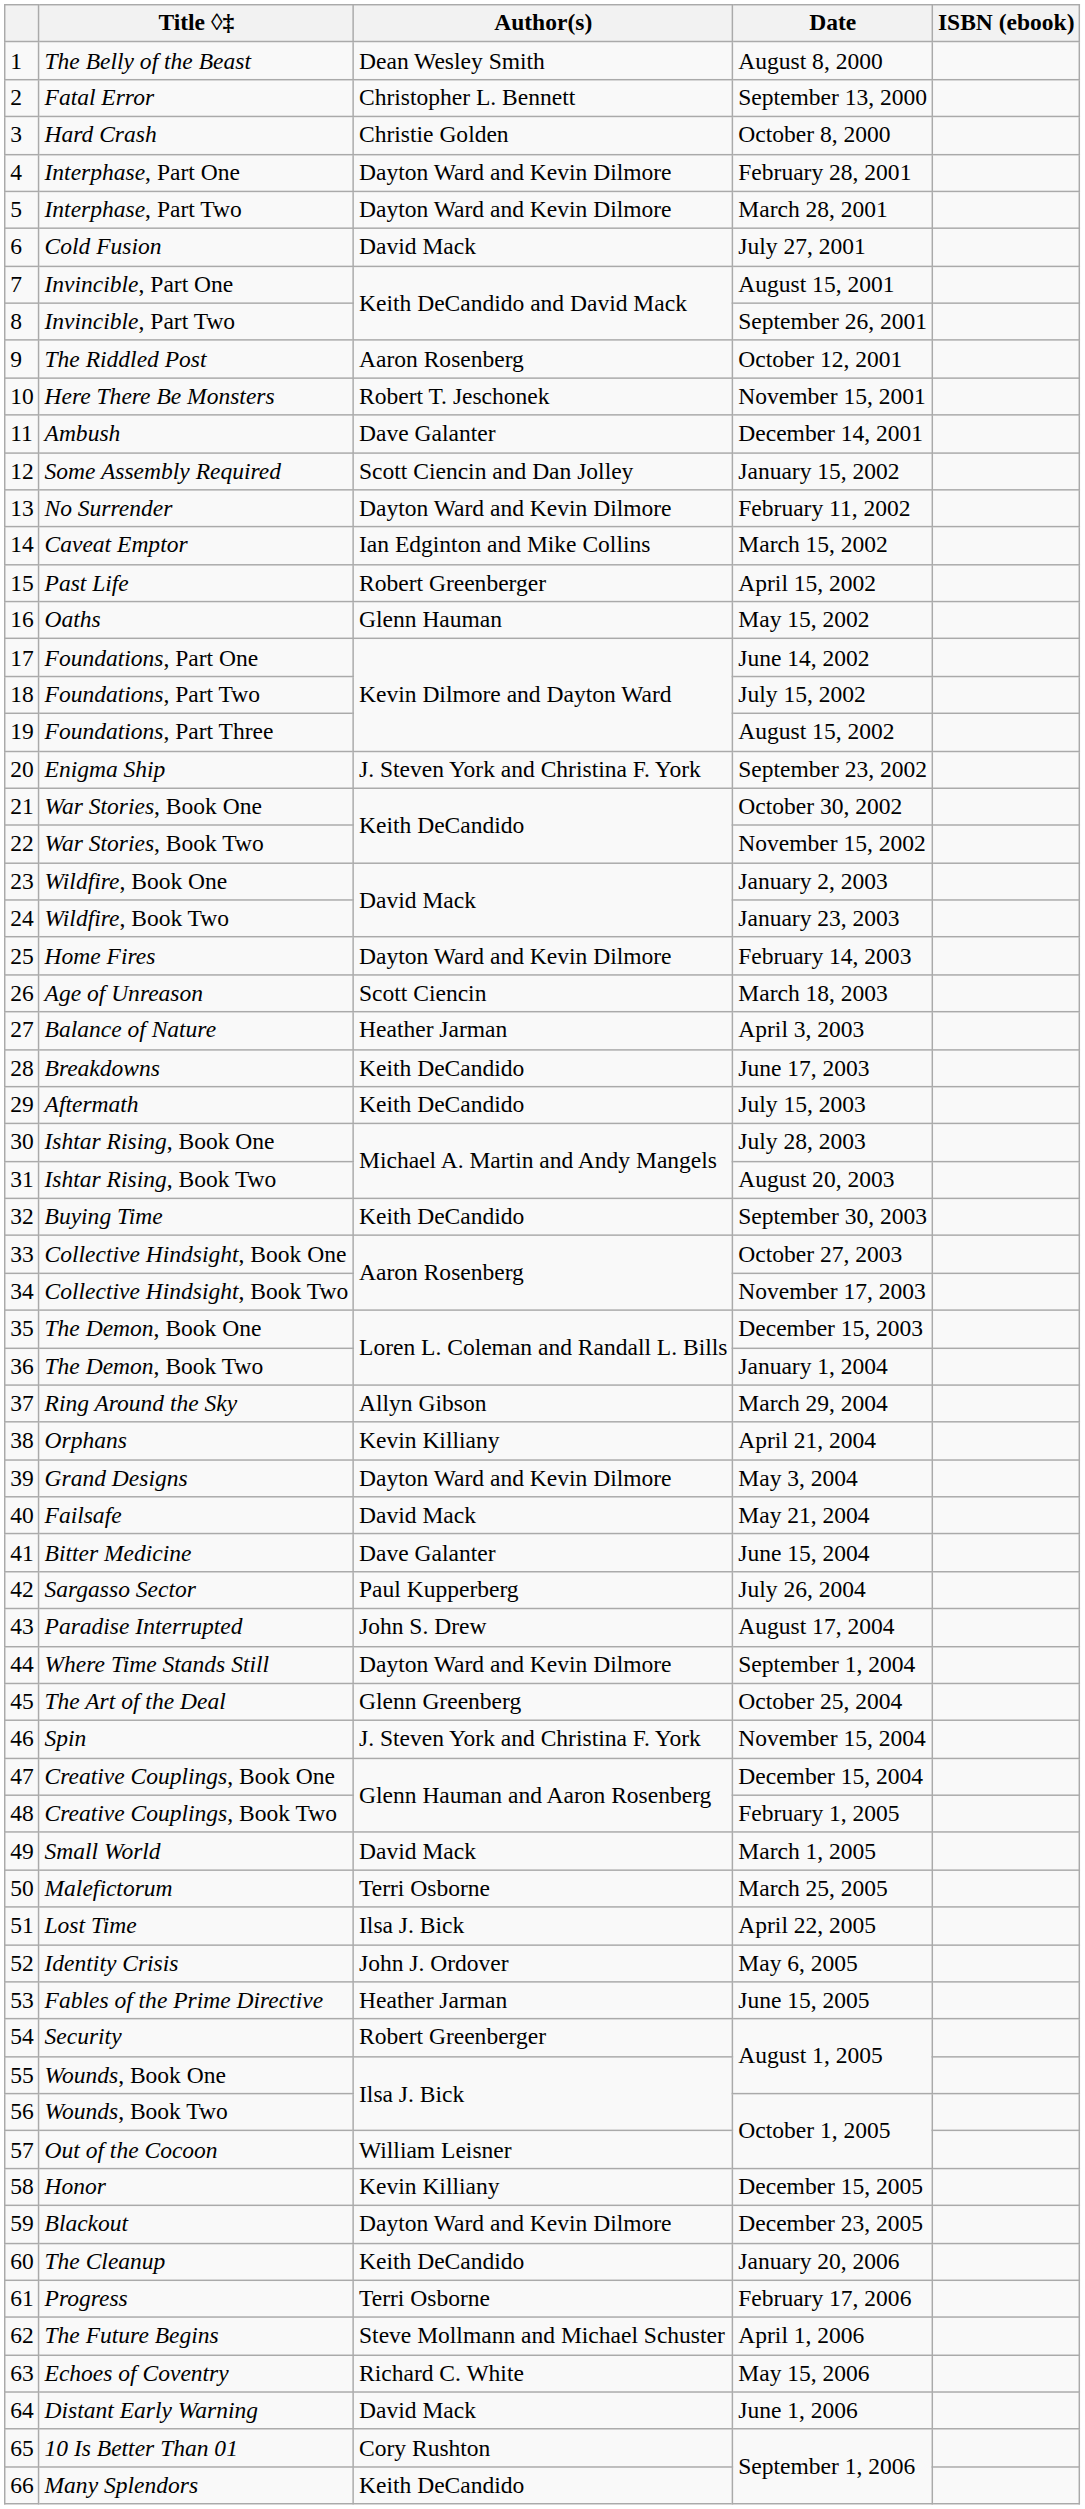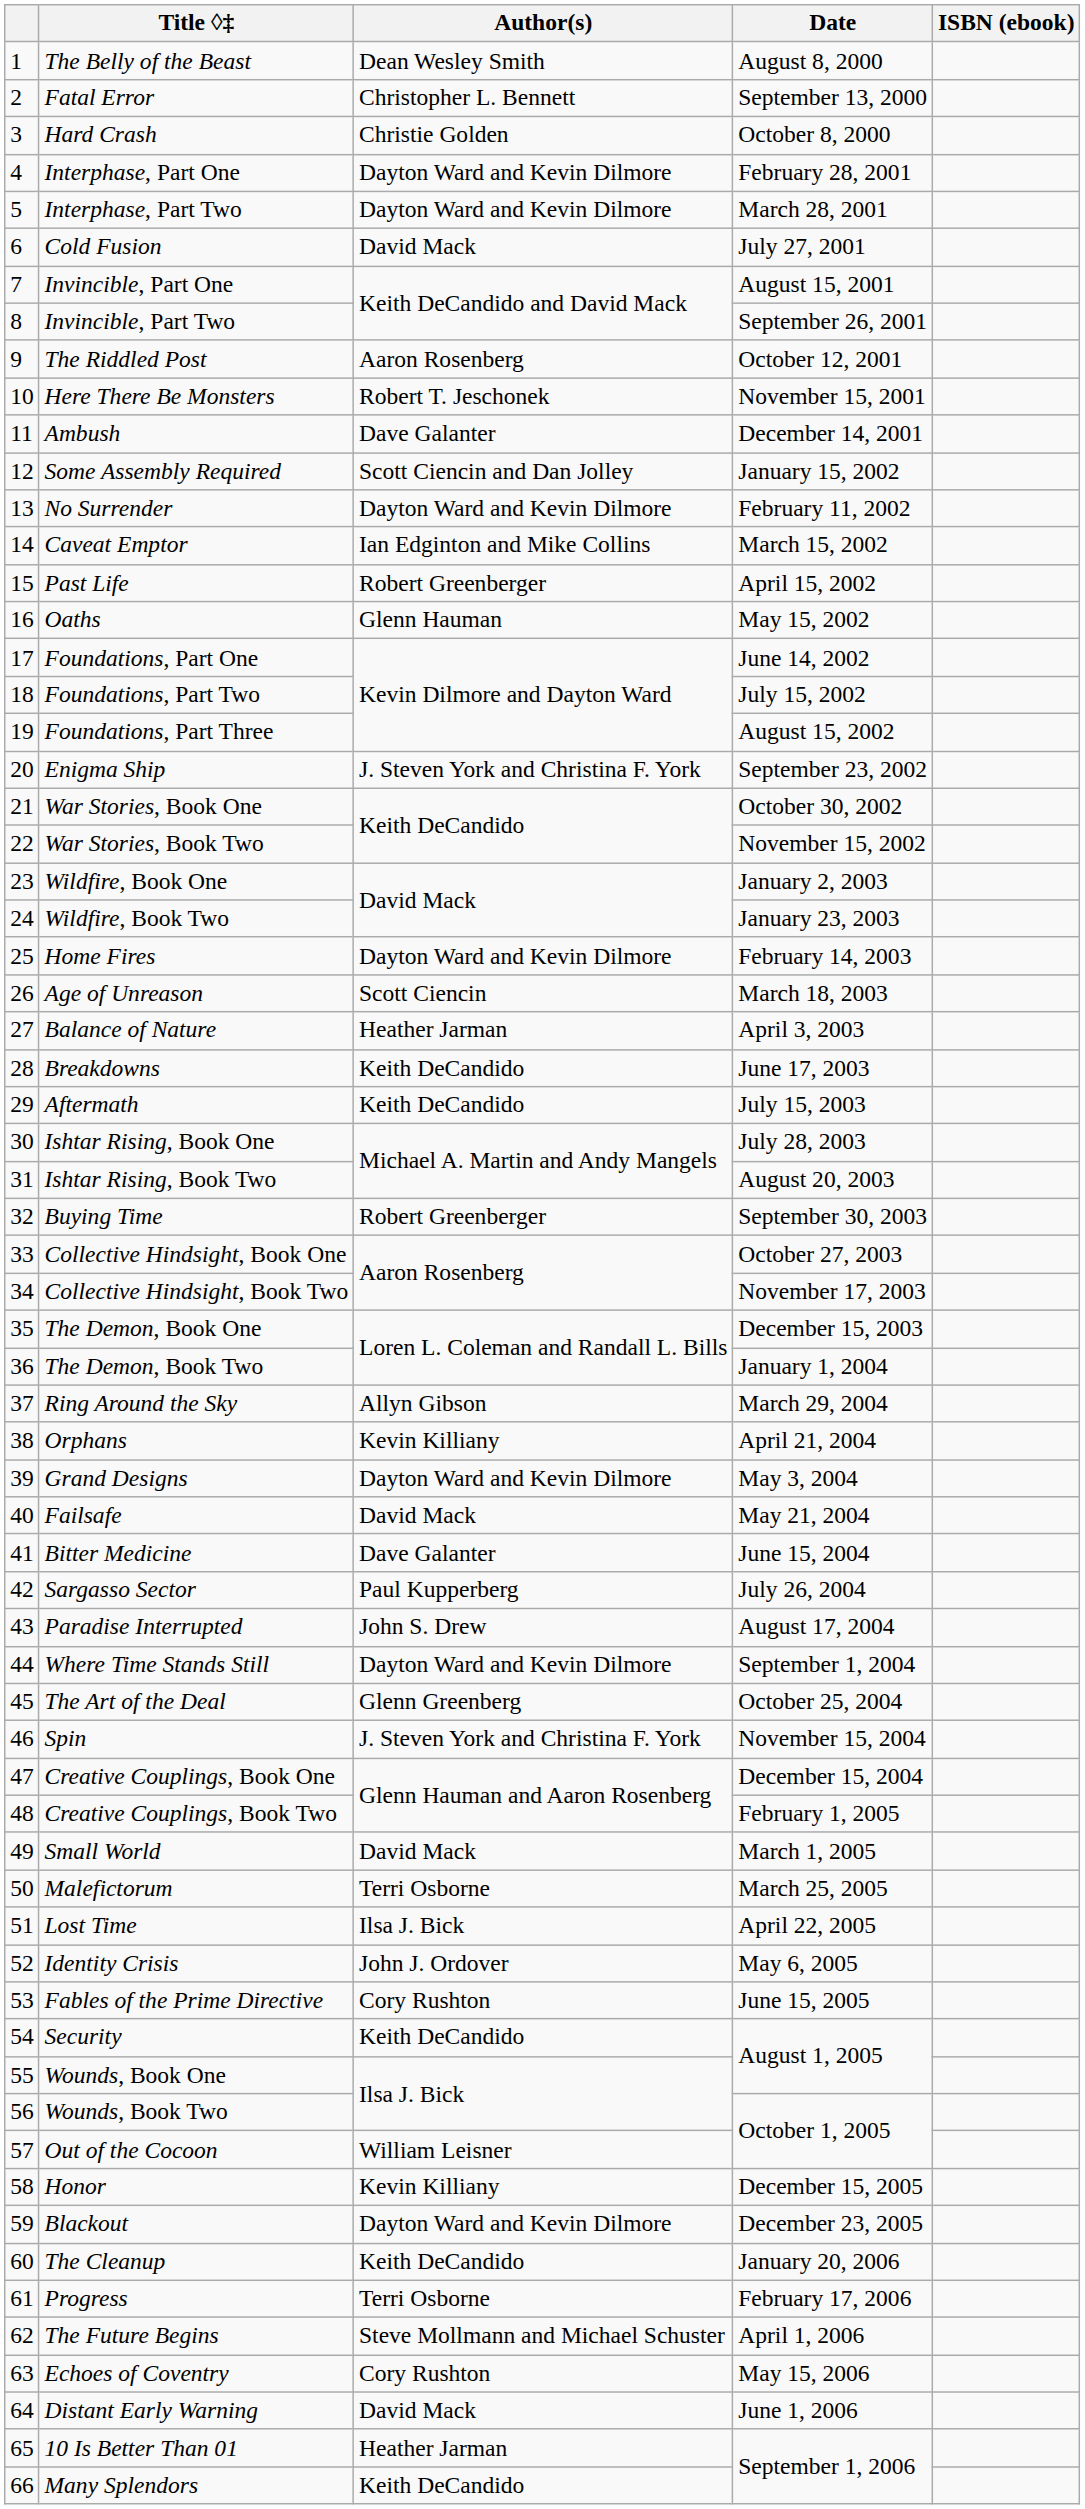(442, 1216) Keith DeCandido -> (453, 1216) Robert Greenberger
(433, 2000) Heather Jarman -> (425, 2000) Cory Rushton
(453, 2037) Robert Greenberger -> (442, 2037) Keith DeCandido
(441, 2373) Richard C. White -> (425, 2373) Cory Rushton
(425, 2447) Cory Rushton -> (433, 2447) Heather Jarman
